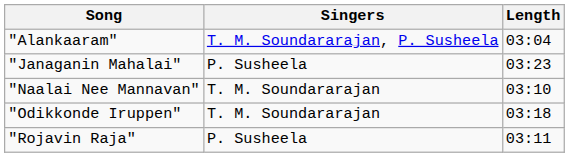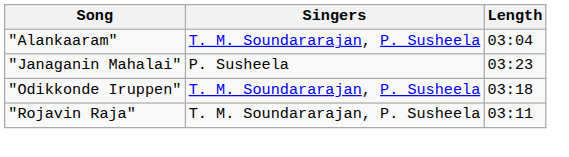- row: (104, 91)
(293, 115) T. M. Soundararajan -> (334, 91) T. M. Soundararajan, P. Susheela
(257, 140) P. Susheela -> (334, 115) T. M. Soundararajan, P. Susheela
